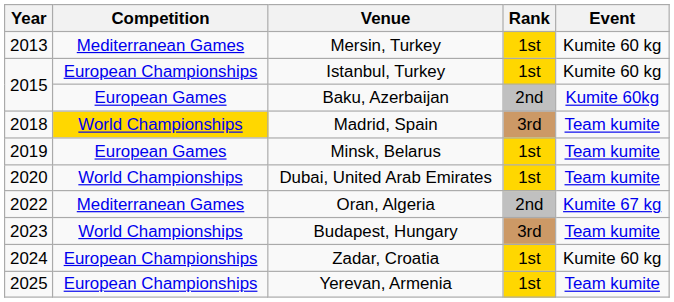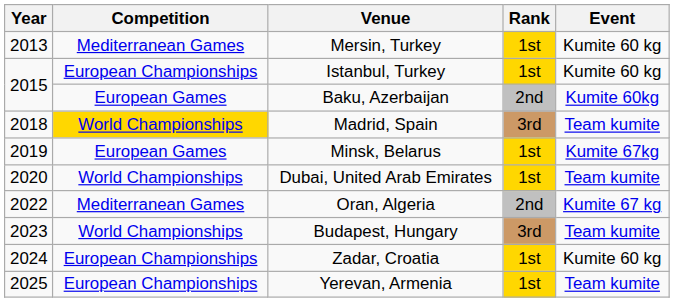(612, 151) Team kumite -> (612, 151) Kumite 67kg
